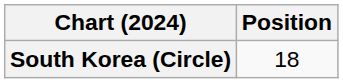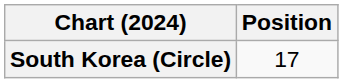(287, 58) 18 -> (287, 58) 17
